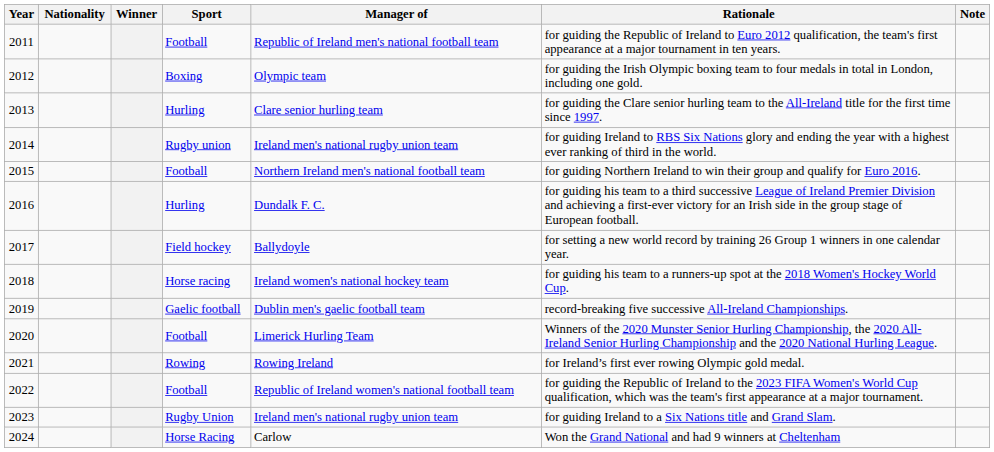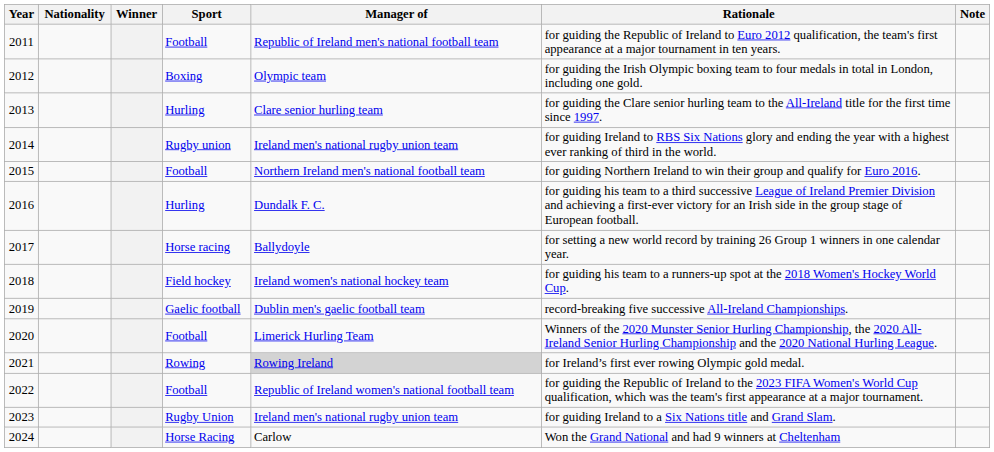(198, 247) Field hockey -> (198, 247) Horse racing
(198, 281) Horse racing -> (198, 281) Field hockey
(294, 363) no background -> (294, 363) lightgrey background
